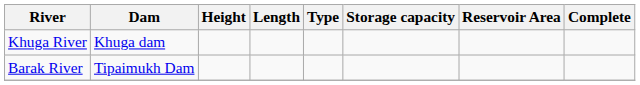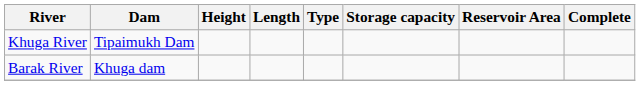(130, 42) Khuga dam -> (144, 42) Tipaimukh Dam
(144, 67) Tipaimukh Dam -> (130, 67) Khuga dam
